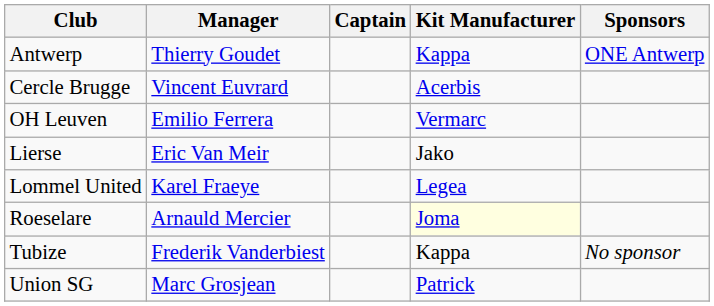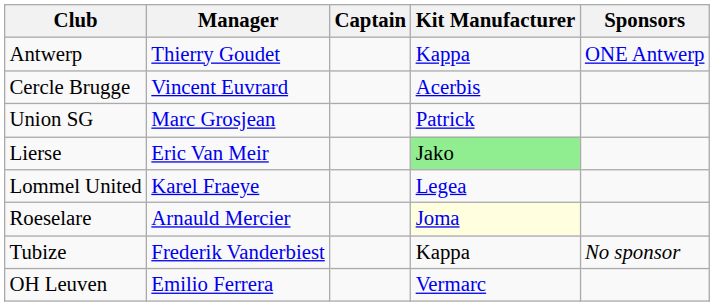rows swapped: (58, 119) <-> (51, 284)
(435, 152) no background -> (435, 152) lightgreen background
